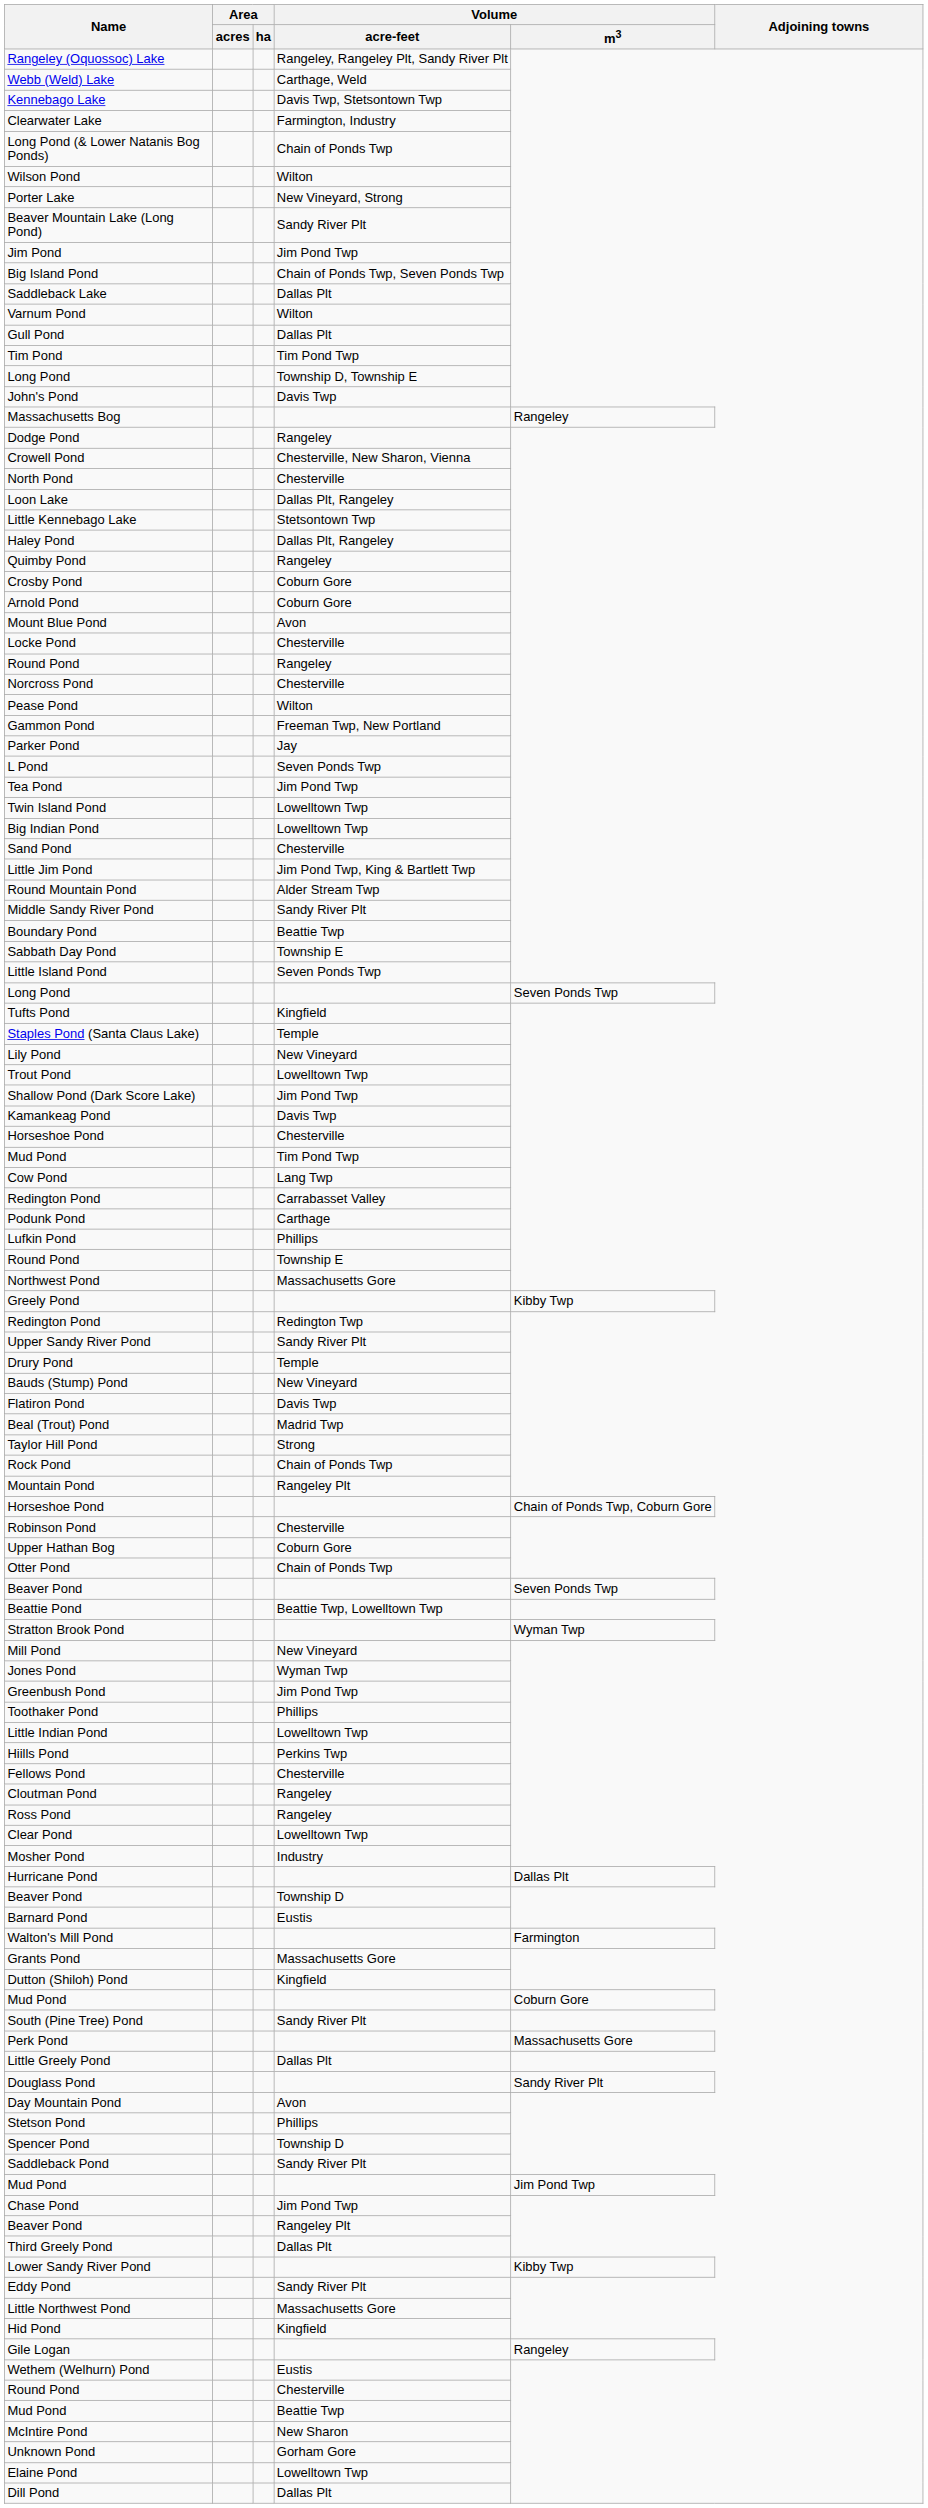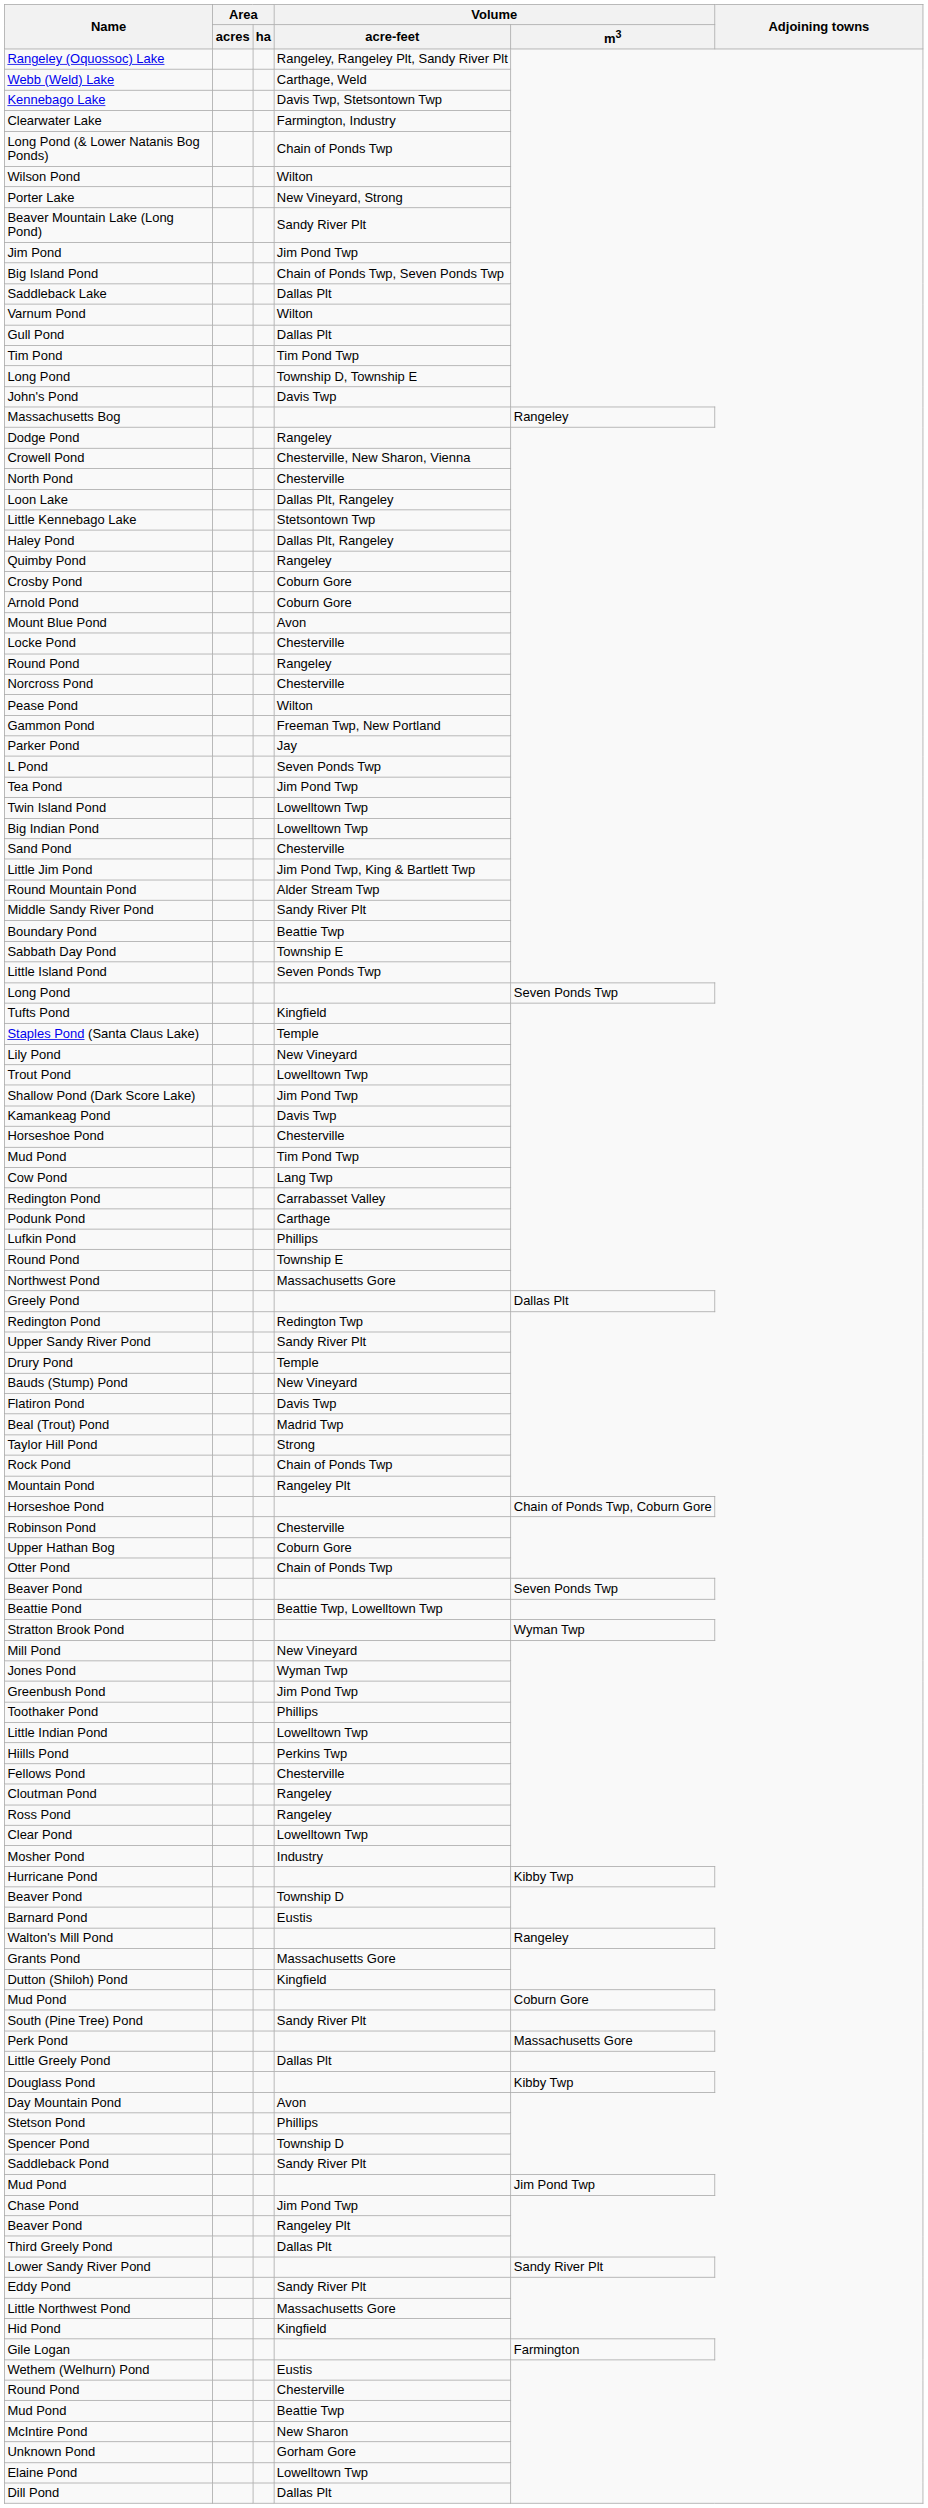(544, 1301) Kibby Twp -> (541, 1301) Dallas Plt
(541, 1876) Dallas Plt -> (544, 1876) Kibby Twp
(547, 1938) Farmington -> (541, 1938) Rangeley
(558, 2082) Sandy River Plt -> (544, 2082) Kibby Twp
(544, 2267) Kibby Twp -> (558, 2267) Sandy River Plt
(541, 2349) Rangeley -> (547, 2349) Farmington
